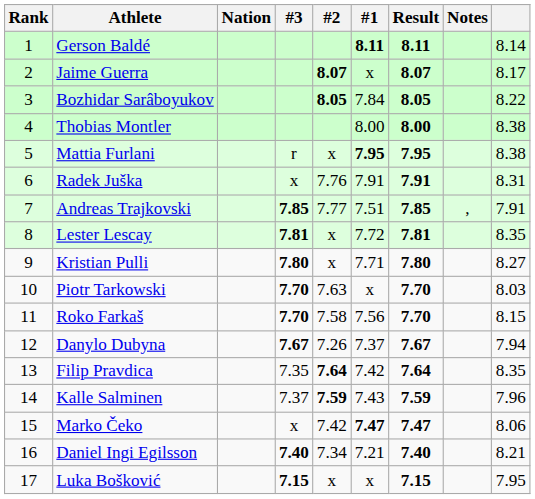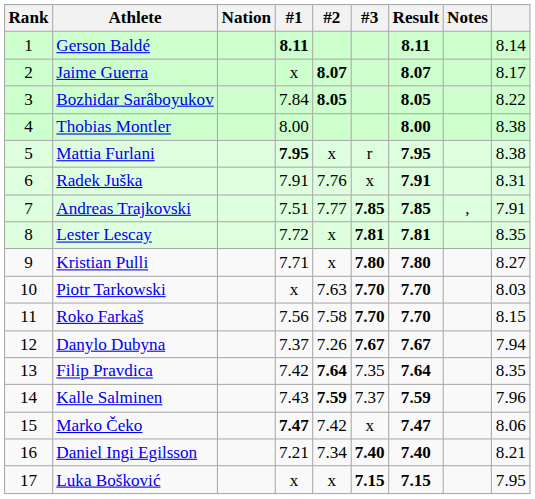columns swapped: (370, 18) <-> (294, 18)
